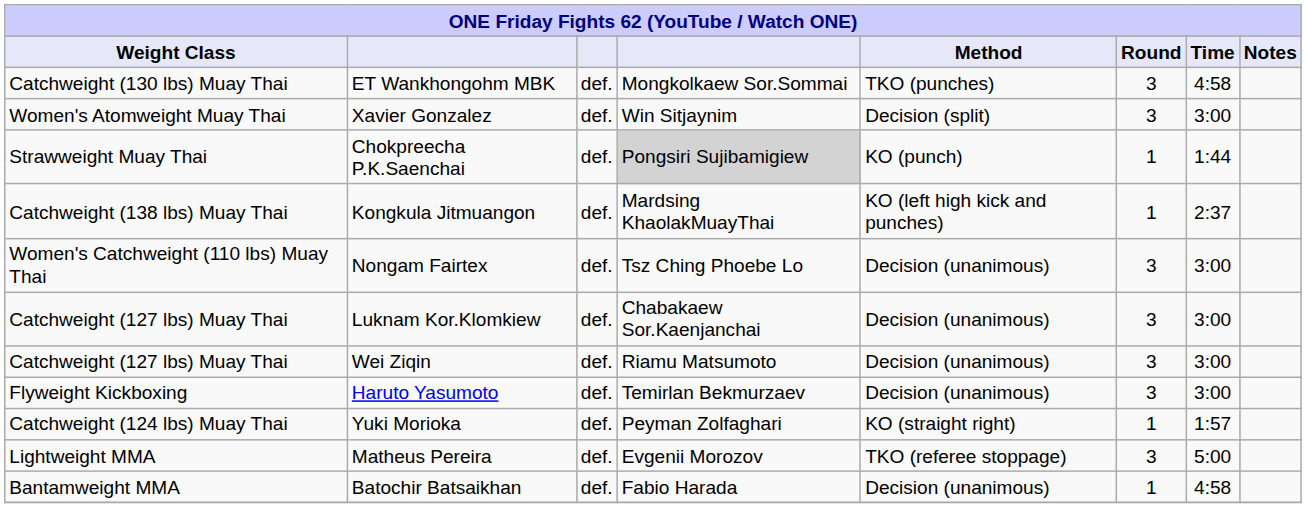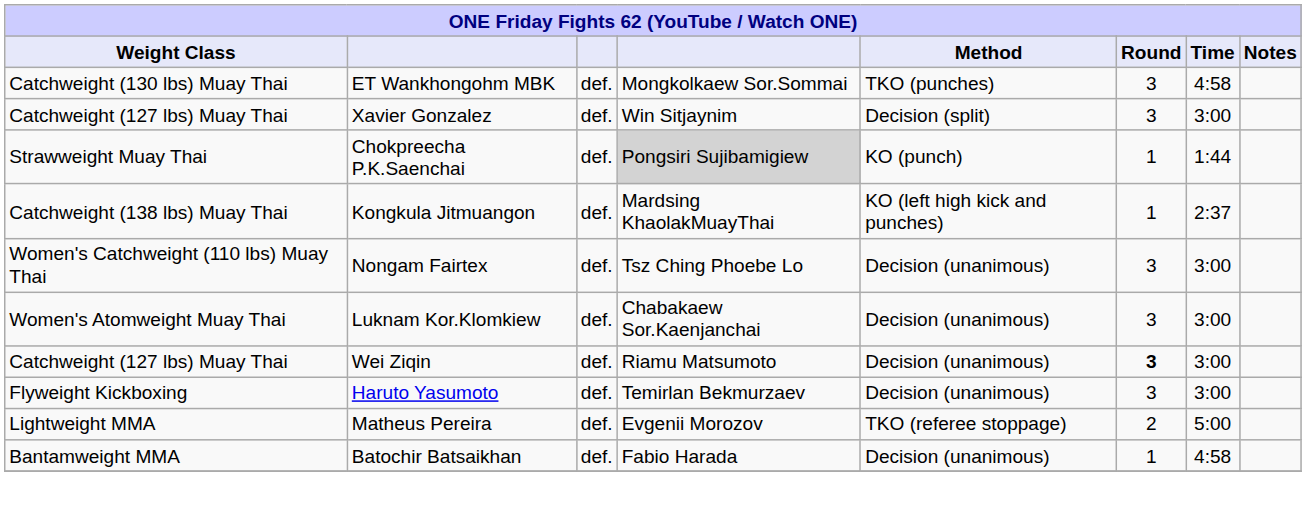(147, 115) Women's Atomweight Muay Thai -> (148, 115) Catchweight (127 lbs) Muay Thai
(148, 318) Catchweight (127 lbs) Muay Thai -> (147, 318) Women's Atomweight Muay Thai
(1151, 361) normal -> (1151, 361) bold
- row: (406, 424)
(1151, 455) 3 -> (1151, 424) 2
